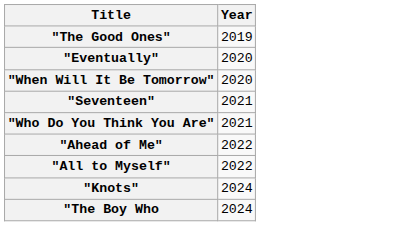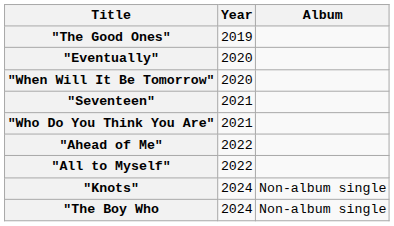+ column: (323, 15)
